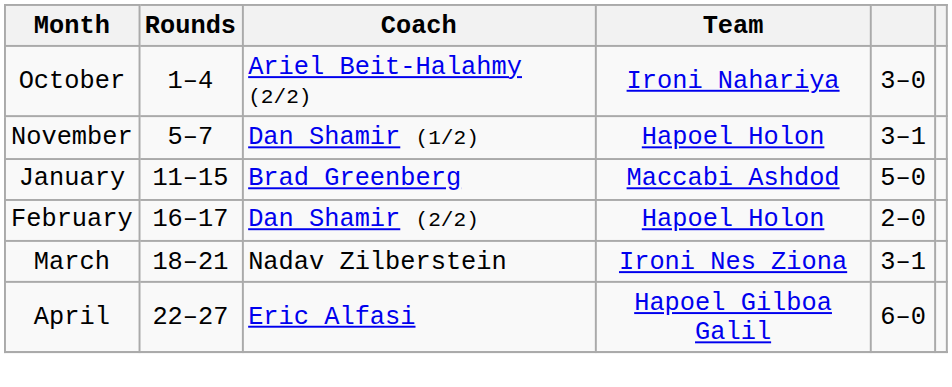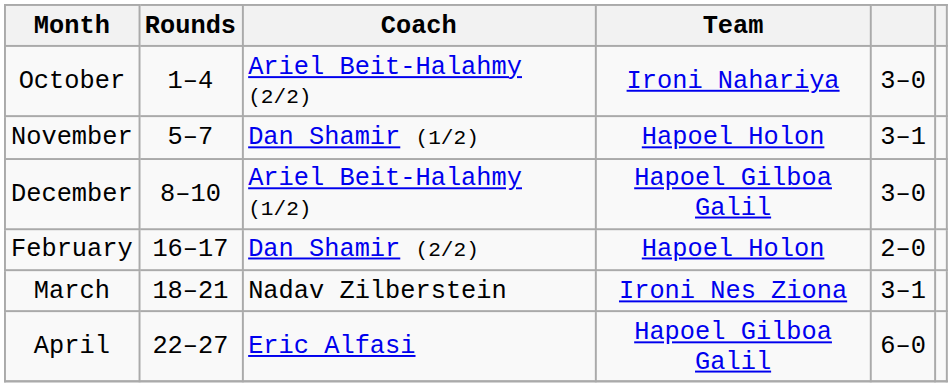+ row: (72, 193)
- row: (72, 179)
